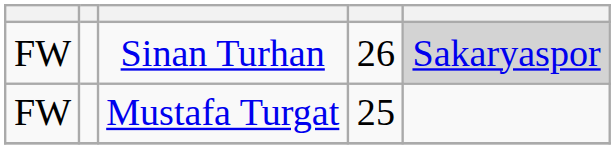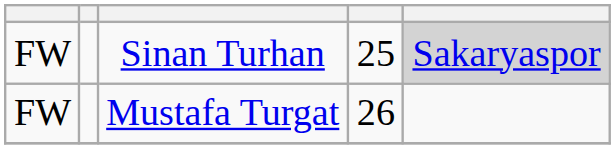(376, 52) 26 -> (376, 52) 25
(376, 112) 25 -> (376, 112) 26
